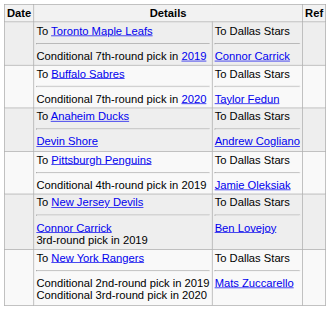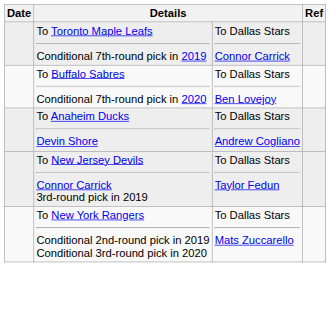(257, 86) To Dallas Stars Taylor Fedun -> (257, 86) To Dallas Stars Ben Lovejoy
- row: (123, 172)
(257, 215) To Dallas Stars Ben Lovejoy -> (257, 172) To Dallas Stars Taylor Fedun
